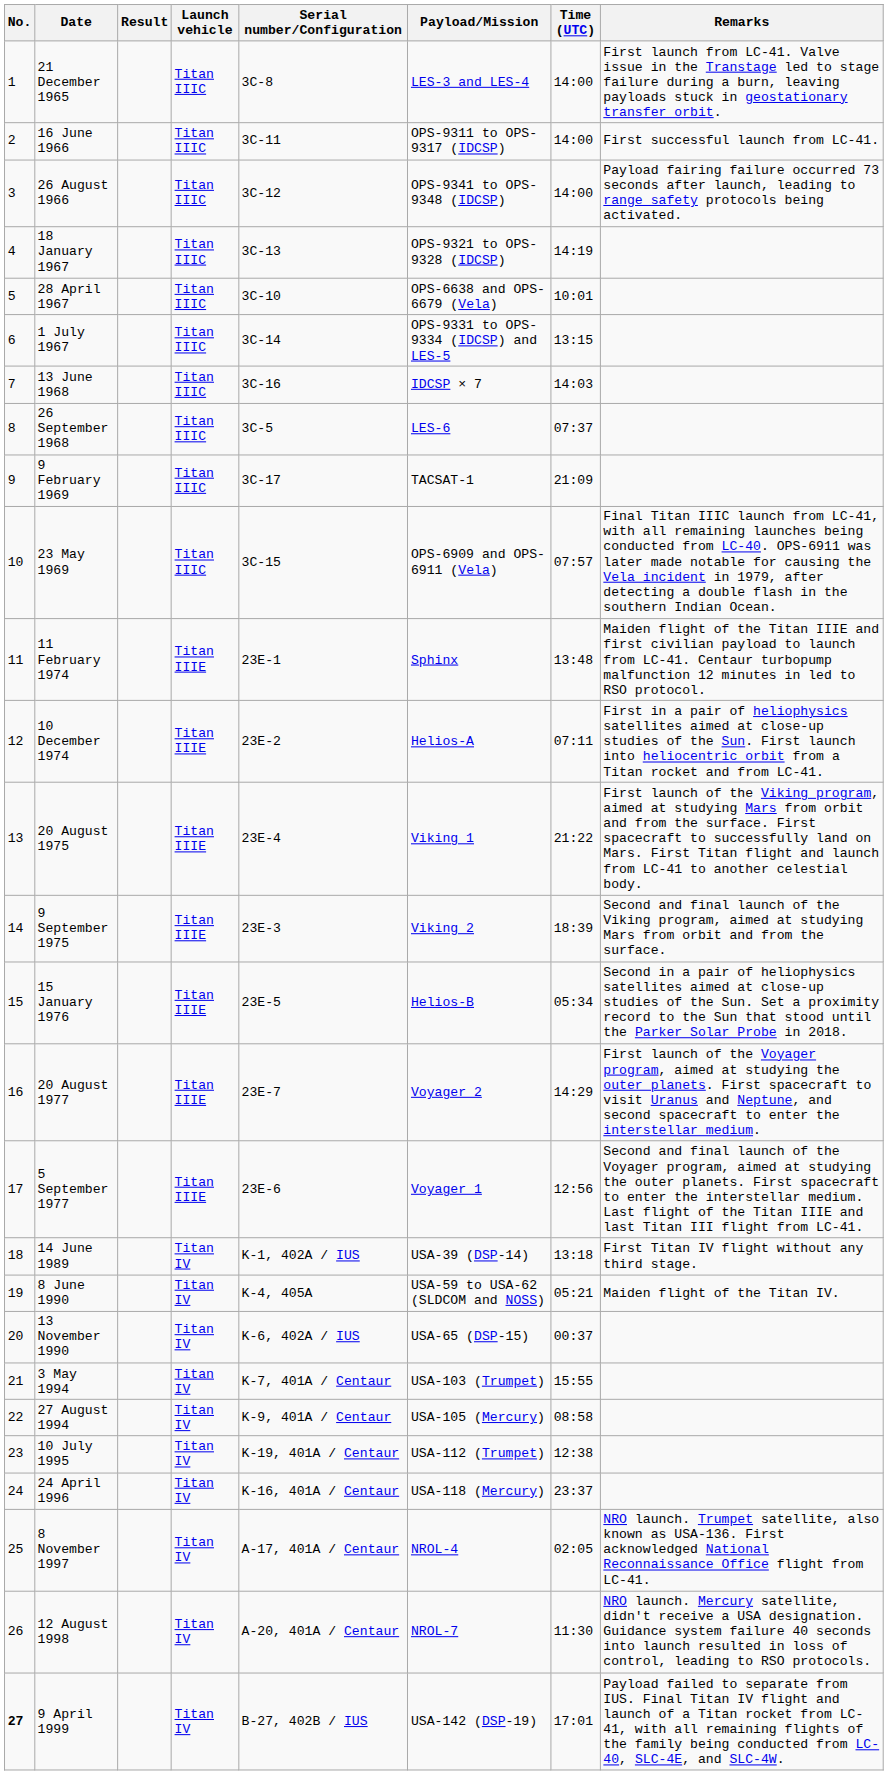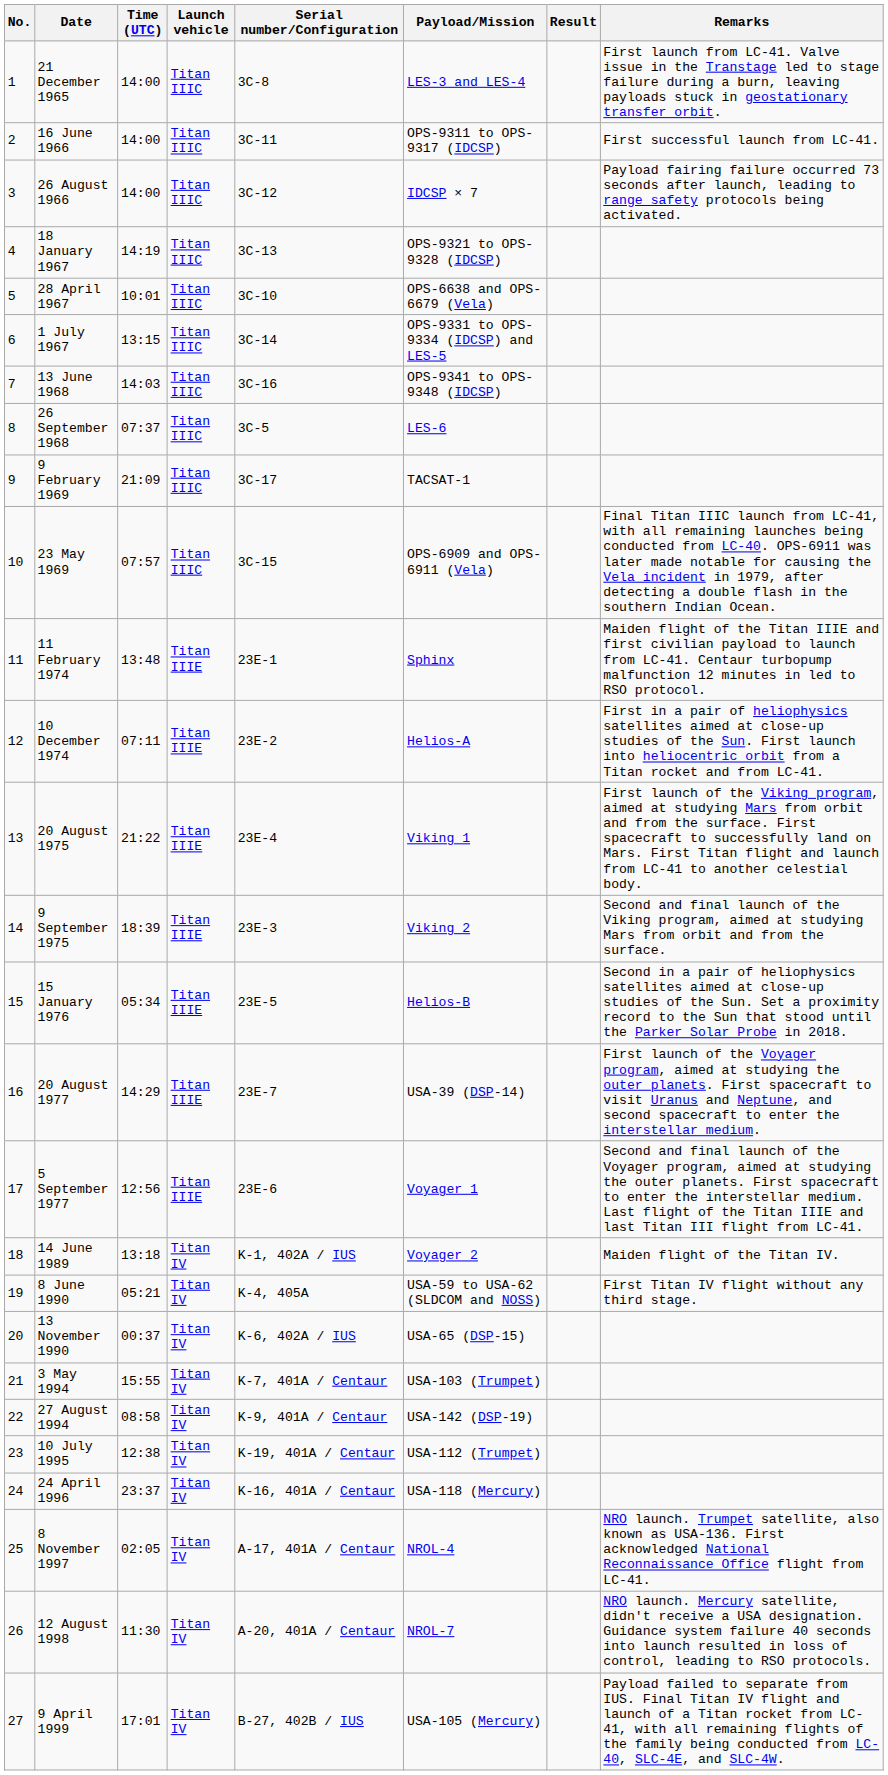columns swapped: (575, 23) <-> (145, 23)
(474, 193) OPS-9341 to OPS-9348 (IDCSP) -> (443, 193) IDCSP × 7
(446, 385) IDCSP × 7 -> (470, 385) OPS-9341 to OPS-9348 (IDCSP)
(446, 1092) Voyager 2 -> (466, 1092) USA-39 (DSP-14)
(470, 1256) USA-39 (DSP-14) -> (443, 1256) Voyager 2
(733, 1256) First Titan IV flight without any third stage. -> (722, 1256) Maiden flight of the Titan IV.
(722, 1293) Maiden flight of the Titan IV. -> (733, 1293) First Titan IV flight without any third stage.
(478, 1418) USA-105 (Mercury) -> (470, 1418) USA-142 (DSP-19)
(16, 1722) bold -> (16, 1722) normal
(474, 1722) USA-142 (DSP-19) -> (474, 1722) USA-105 (Mercury)
